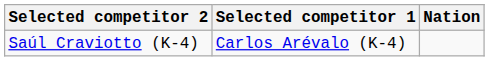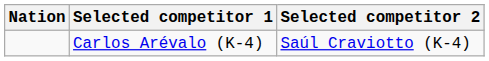columns swapped: (452, 18) <-> (108, 18)
